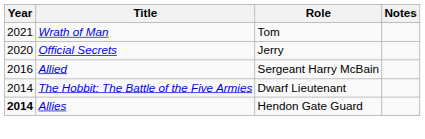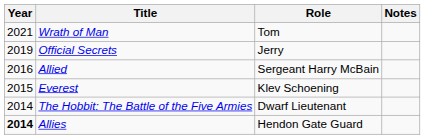(20, 50) 2020 -> (20, 50) 2019
+ row: (58, 87)
